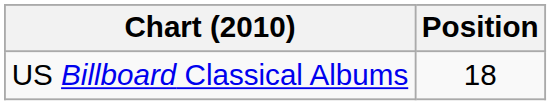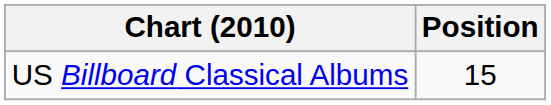(480, 74) 18 -> (480, 74) 15
